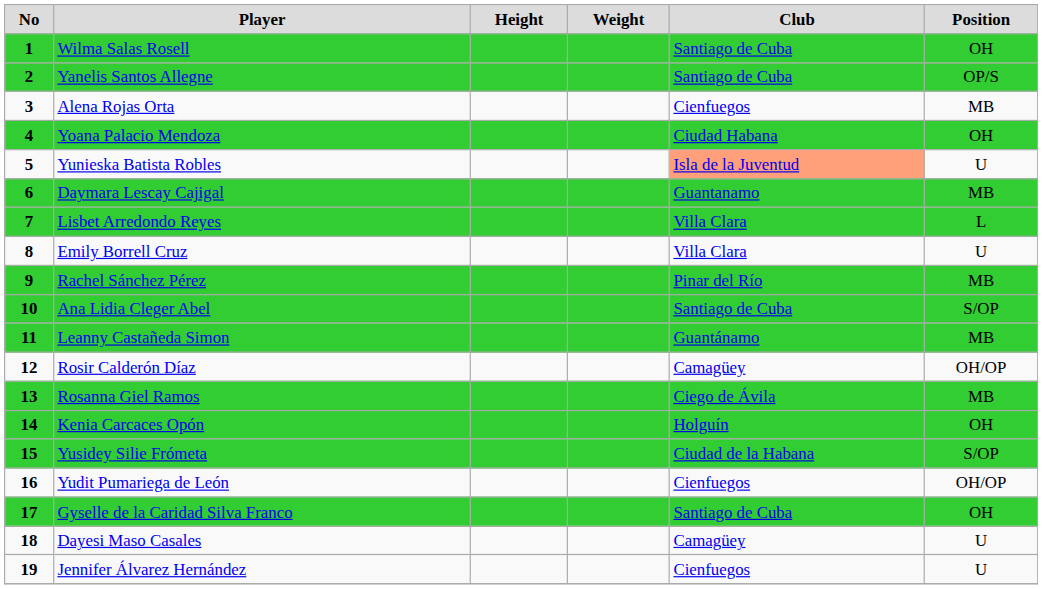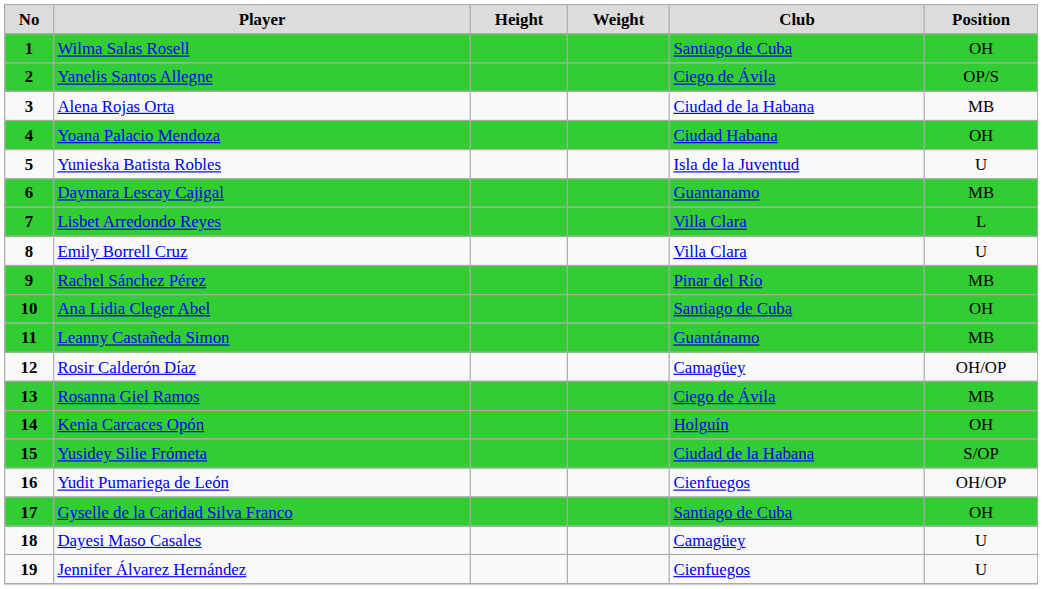(733, 77) Santiago de Cuba -> (724, 77) Ciego de Ávila
(712, 106) Cienfuegos -> (744, 106) Ciudad de la Habana
(736, 164) lightsalmon background -> (736, 164) no background
(981, 309) S/OP -> (981, 309) OH
